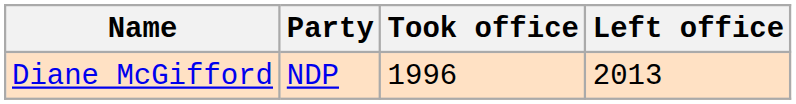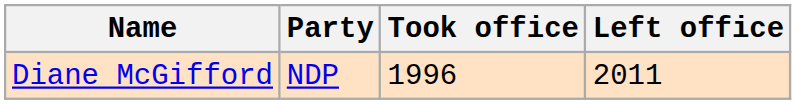(628, 76) 2013 -> (628, 76) 2011
